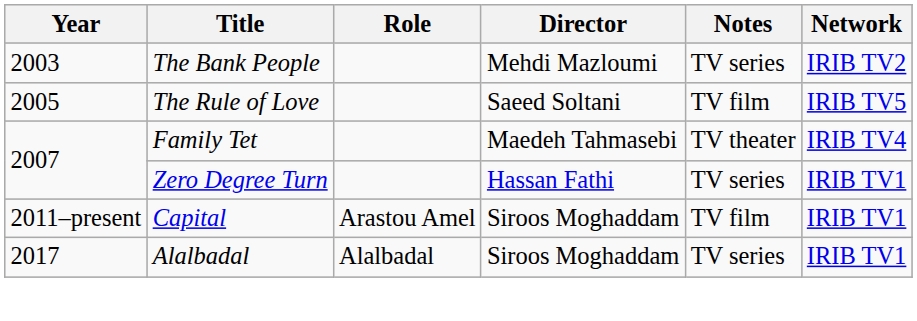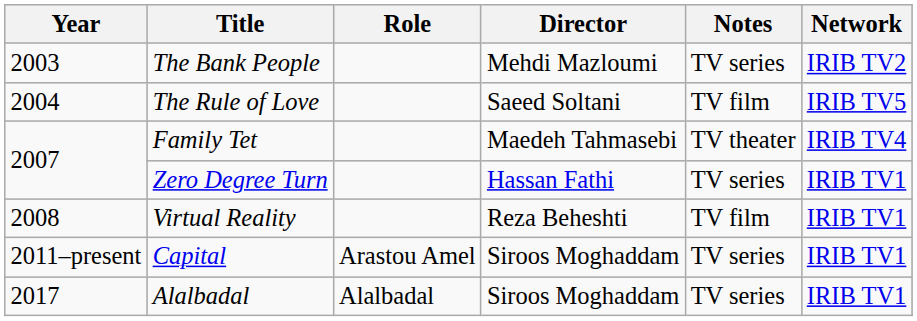(35, 101) 2005 -> (35, 101) 2004
+ row: (224, 218)
(730, 218) TV film -> (738, 256) TV series
